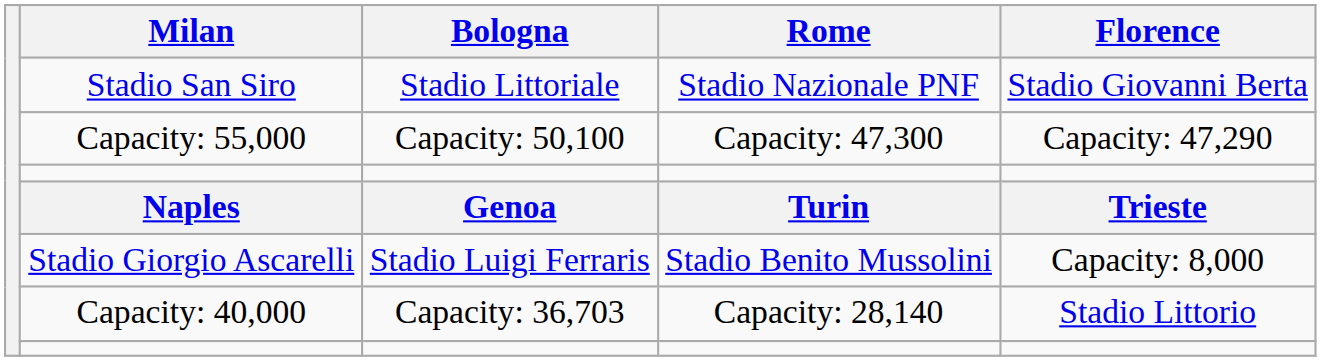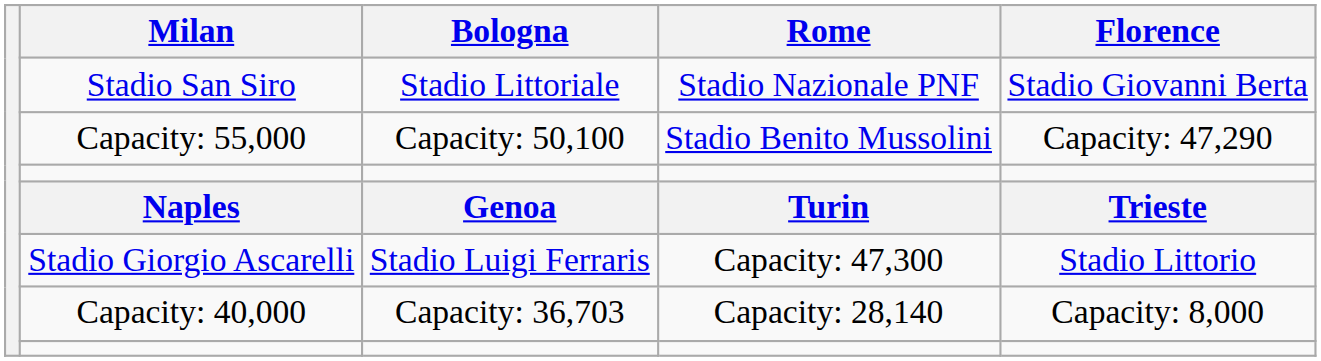(829, 137) Capacity: 47,300 -> (829, 137) Stadio Benito Mussolini
(829, 259) Stadio Benito Mussolini -> (829, 259) Capacity: 47,300
(1158, 259) Capacity: 8,000 -> (1158, 259) Stadio Littorio
(1158, 313) Stadio Littorio -> (1158, 313) Capacity: 8,000
